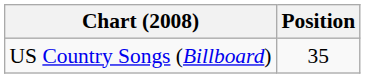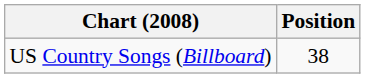(318, 55) 35 -> (318, 55) 38
